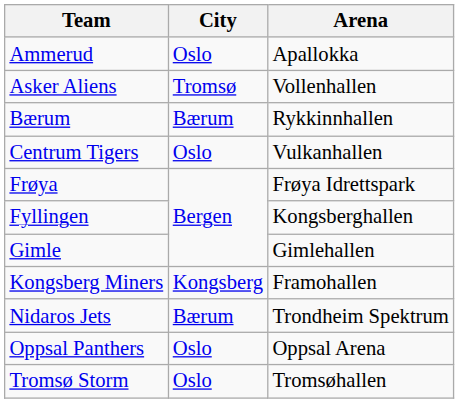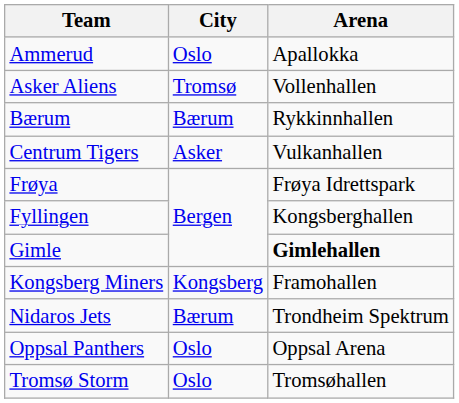(192, 151) Oslo -> (197, 151) Asker
(323, 250) normal -> (326, 250) bold
